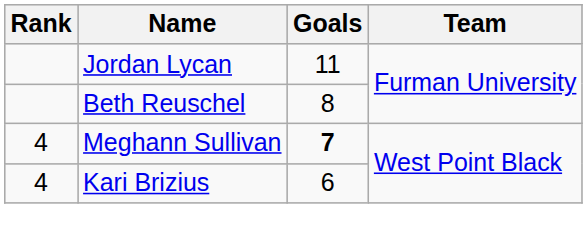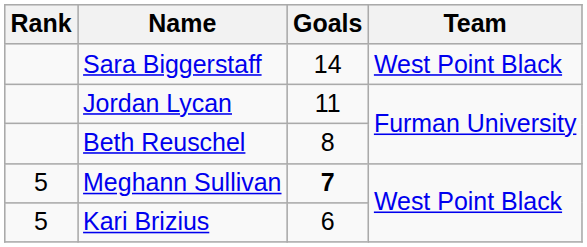+ row: (172, 63)
(41, 143) 4 -> (41, 182) 5
(41, 182) 4 -> (41, 222) 5
